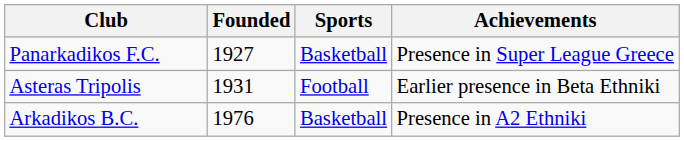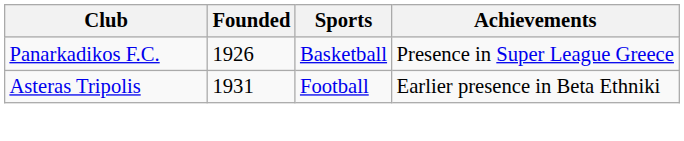(233, 53) 1927 -> (233, 53) 1926
- row: (74, 119)
